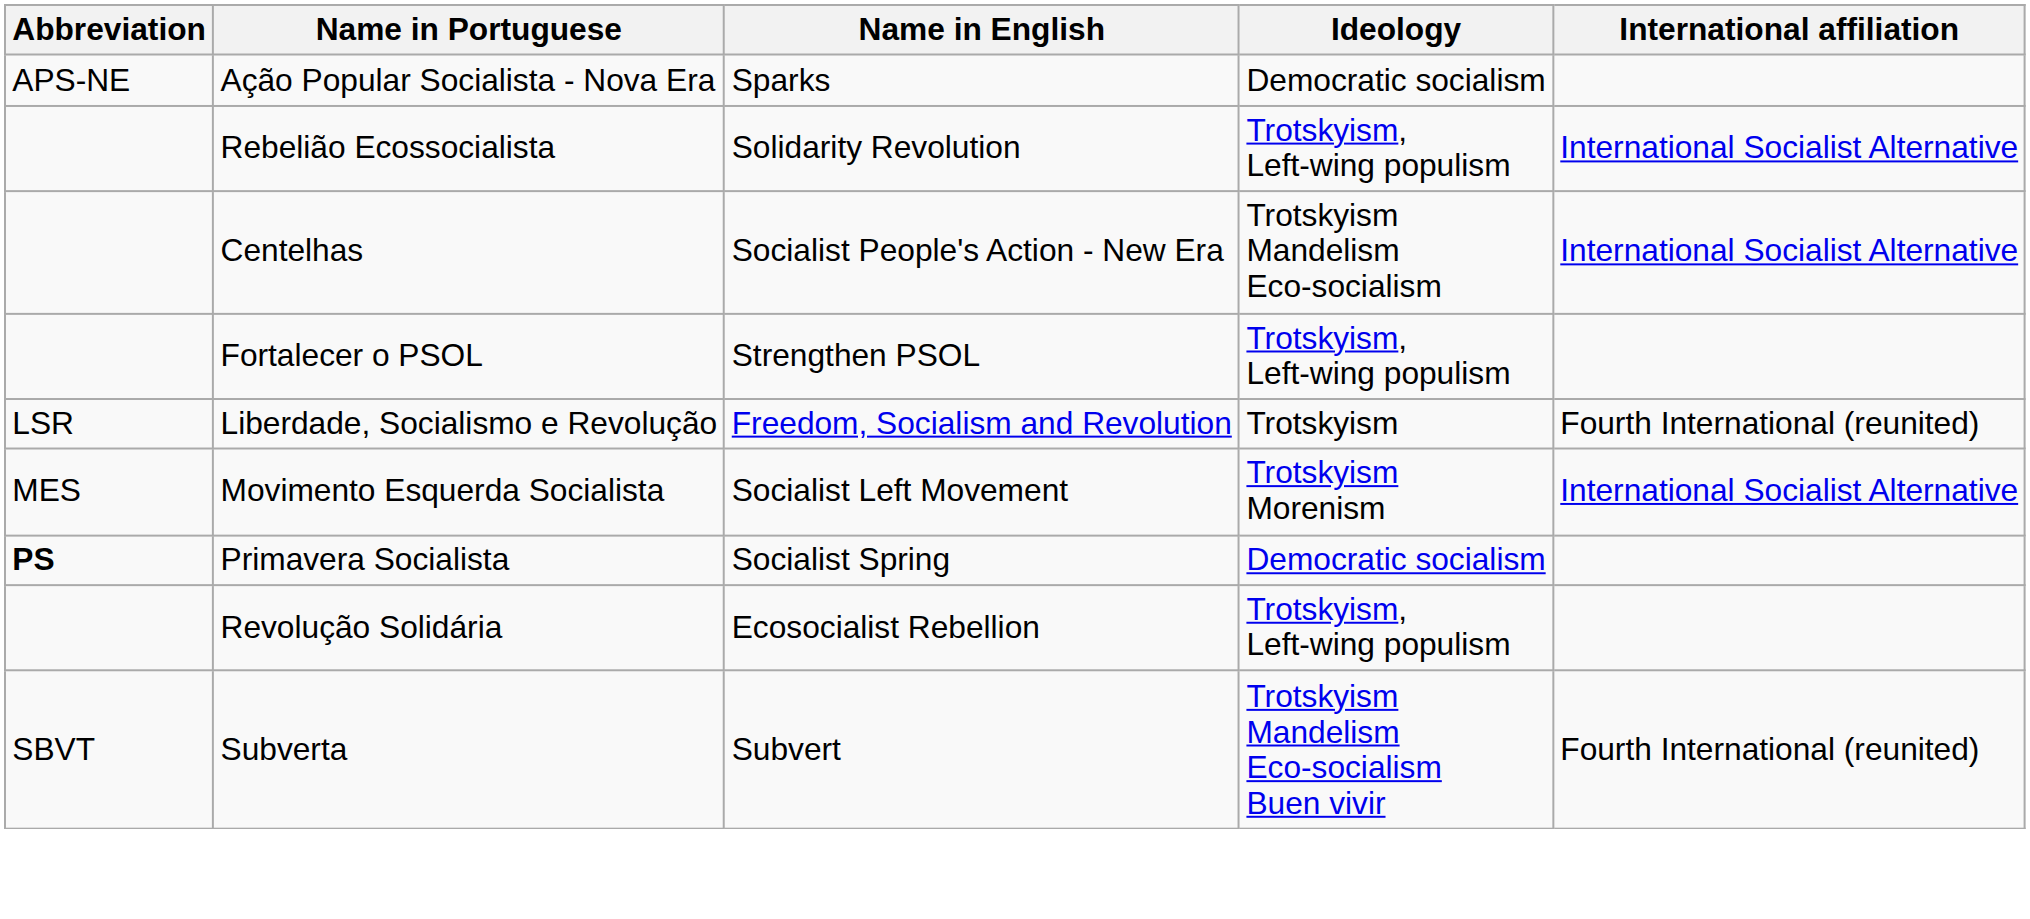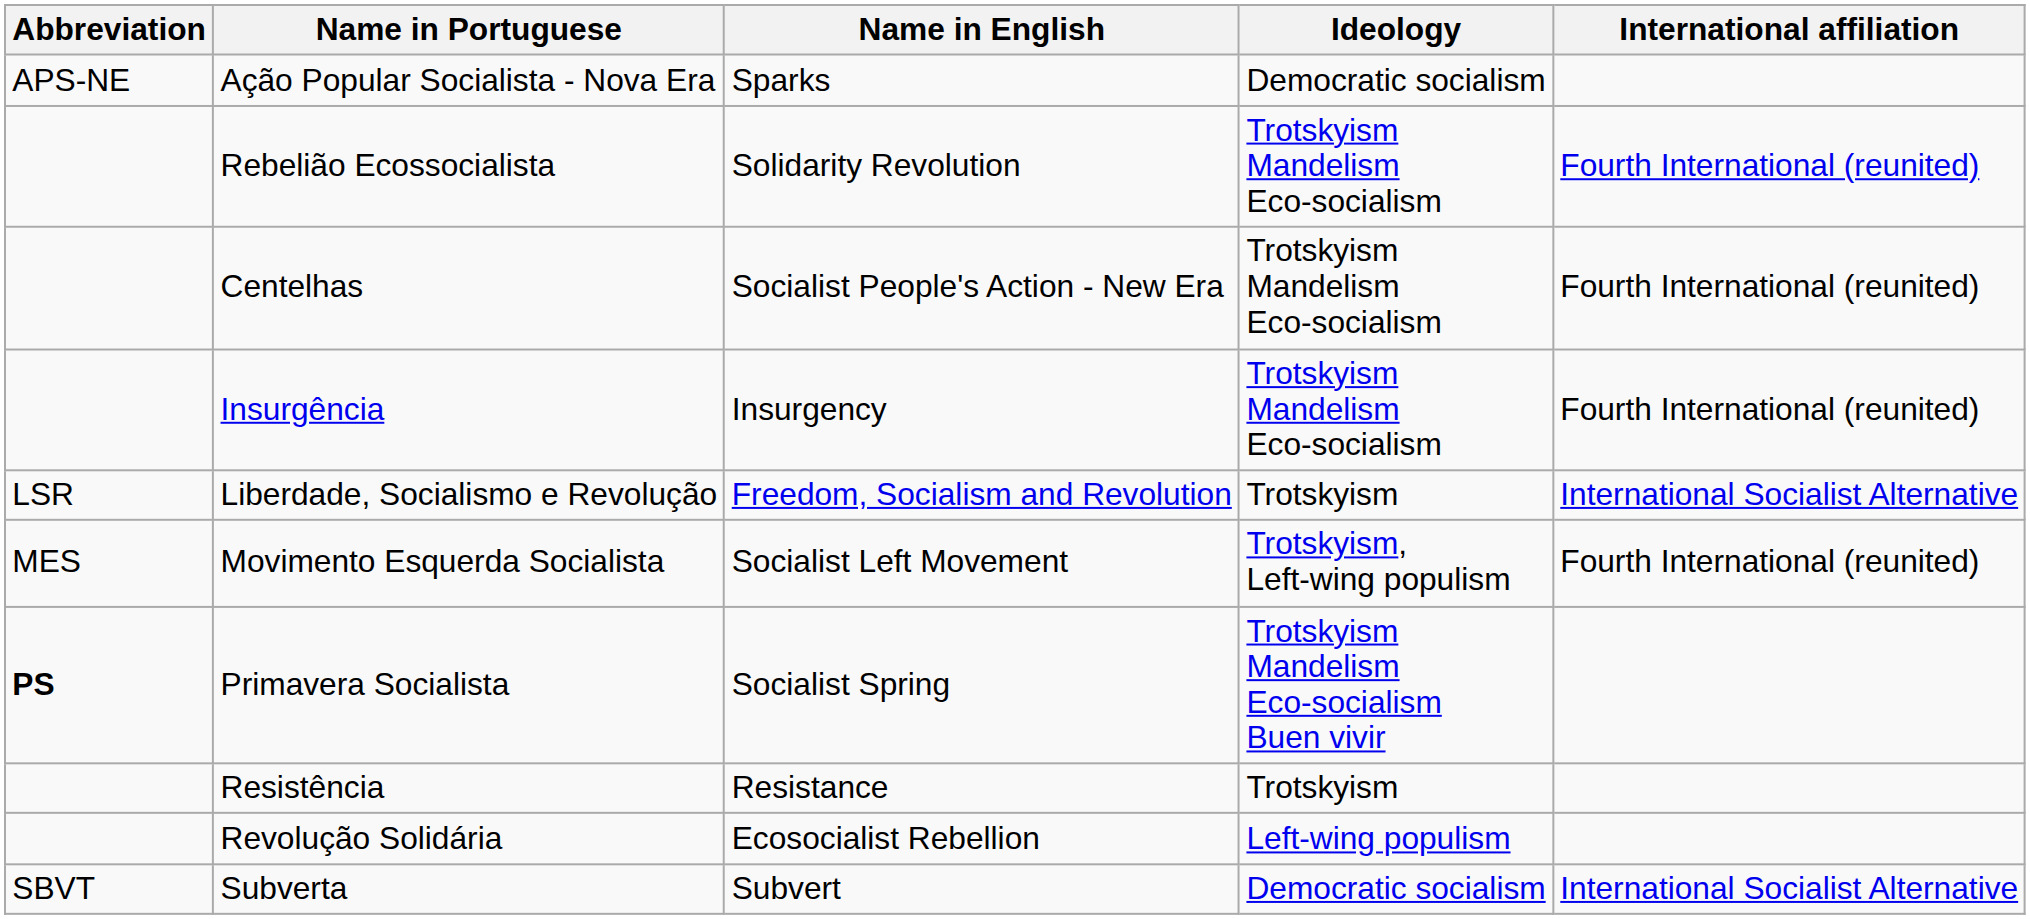(1378, 147) Trotskyism, Left-wing populism -> (1344, 165) Trotskyism Mandelism Eco-socialism
(1789, 147) International Socialist Alternative -> (1770, 165) Fourth International (reunited)
(1789, 251) International Socialist Alternative -> (1770, 287) Fourth International (reunited)
- row: (352, 355)
+ row: (302, 408)
(1770, 423) Fourth International (reunited) -> (1789, 494) International Socialist Alternative
(1322, 491) Trotskyism Morenism -> (1378, 562) Trotskyism, Left-wing populism
(1789, 491) International Socialist Alternative -> (1770, 562) Fourth International (reunited)
(1396, 559) Democratic socialism -> (1344, 684) Trotskyism Mandelism Eco-socialism Buen vivir
+ row: (302, 787)
(1378, 627) Trotskyism, Left-wing populism -> (1378, 838) Left-wing populism
(1344, 749) Trotskyism Mandelism Eco-socialism Buen vivir -> (1396, 888) Democratic socialism
(1770, 749) Fourth International (reunited) -> (1789, 888) International Socialist Alternative
